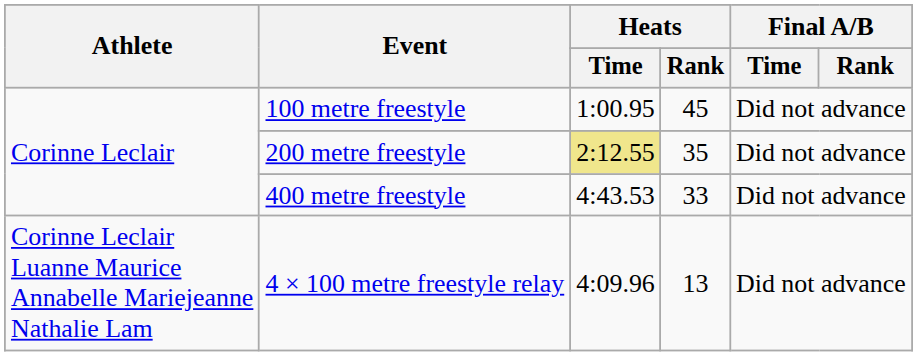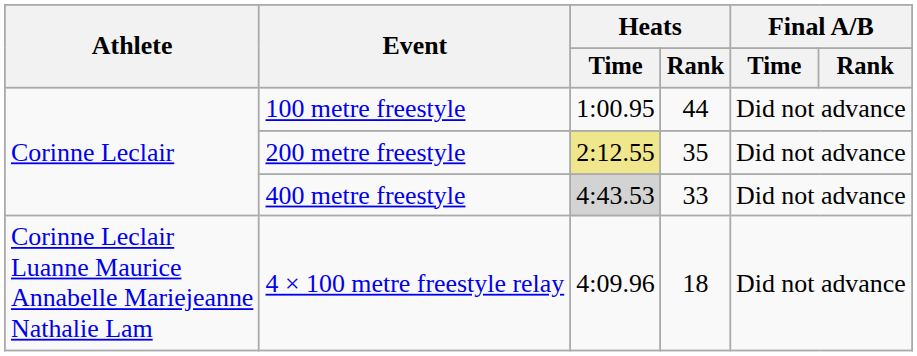(695, 109) 45 -> (695, 109) 44
(616, 194) no background -> (616, 194) lightgrey background
(695, 283) 13 -> (695, 283) 18
